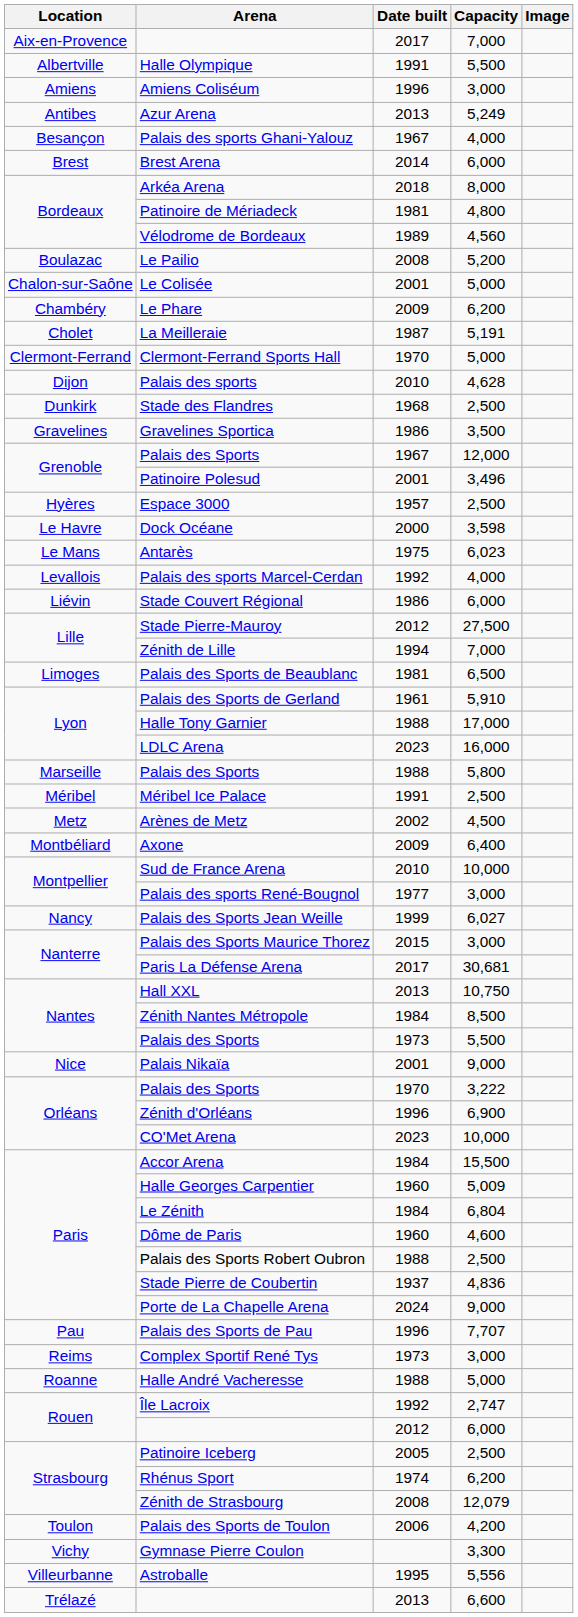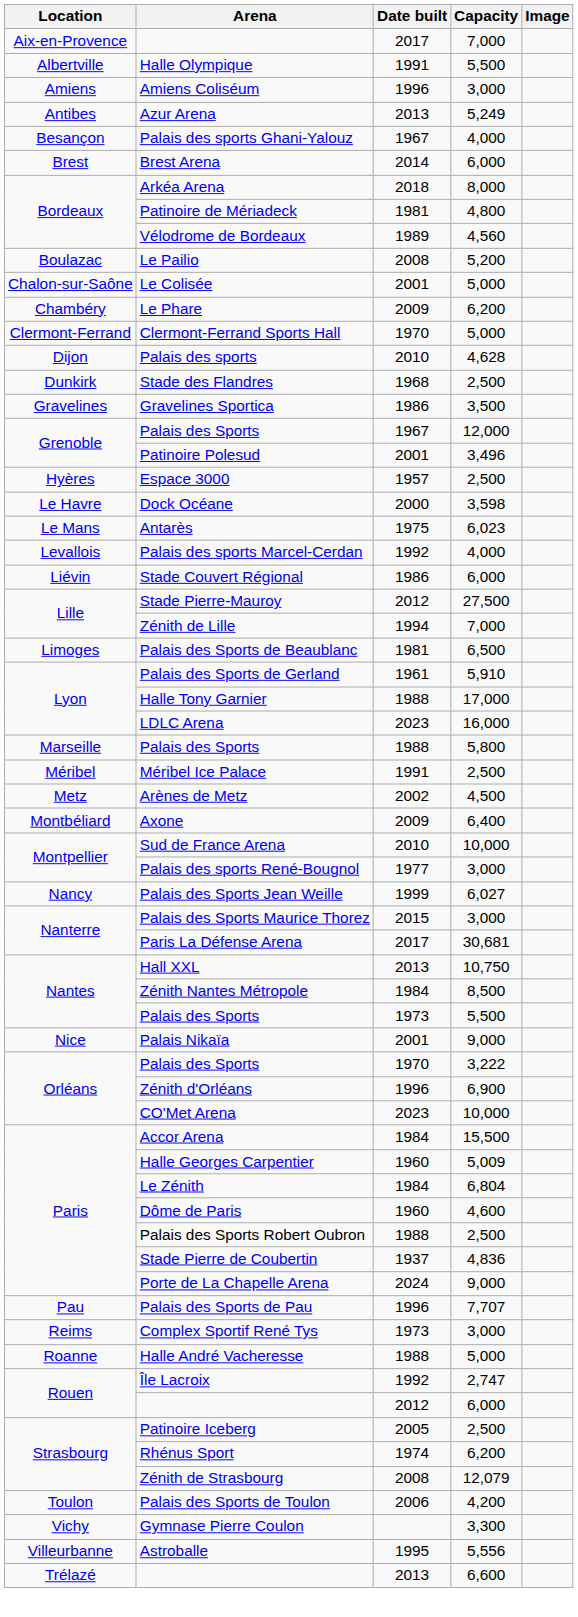- row: (183, 333)
